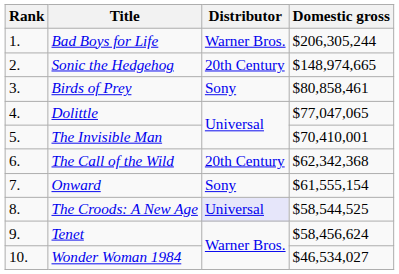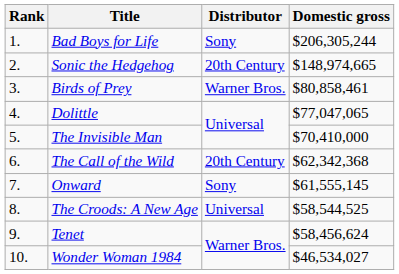(245, 40) Warner Bros. -> (221, 40) Sony
(221, 88) Sony -> (245, 88) Warner Bros.
(331, 137) $70,410,001 -> (331, 137) $70,410,000
(331, 185) $61,555,154 -> (331, 185) $61,555,145
(234, 209) lavender background -> (234, 209) no background
